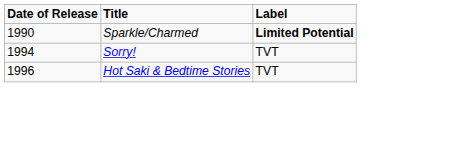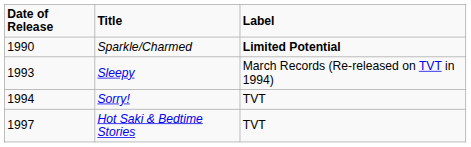+ row: (116, 73)
(21, 71) 1996 -> (21, 125) 1997
